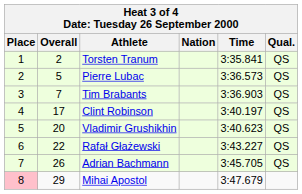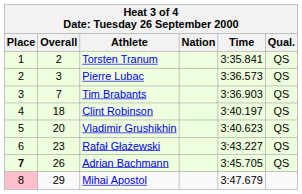(59, 77) 5 -> (59, 77) 3
(59, 111) 17 -> (59, 111) 18
(59, 146) 22 -> (59, 146) 23
(21, 163) normal -> (21, 163) bold
